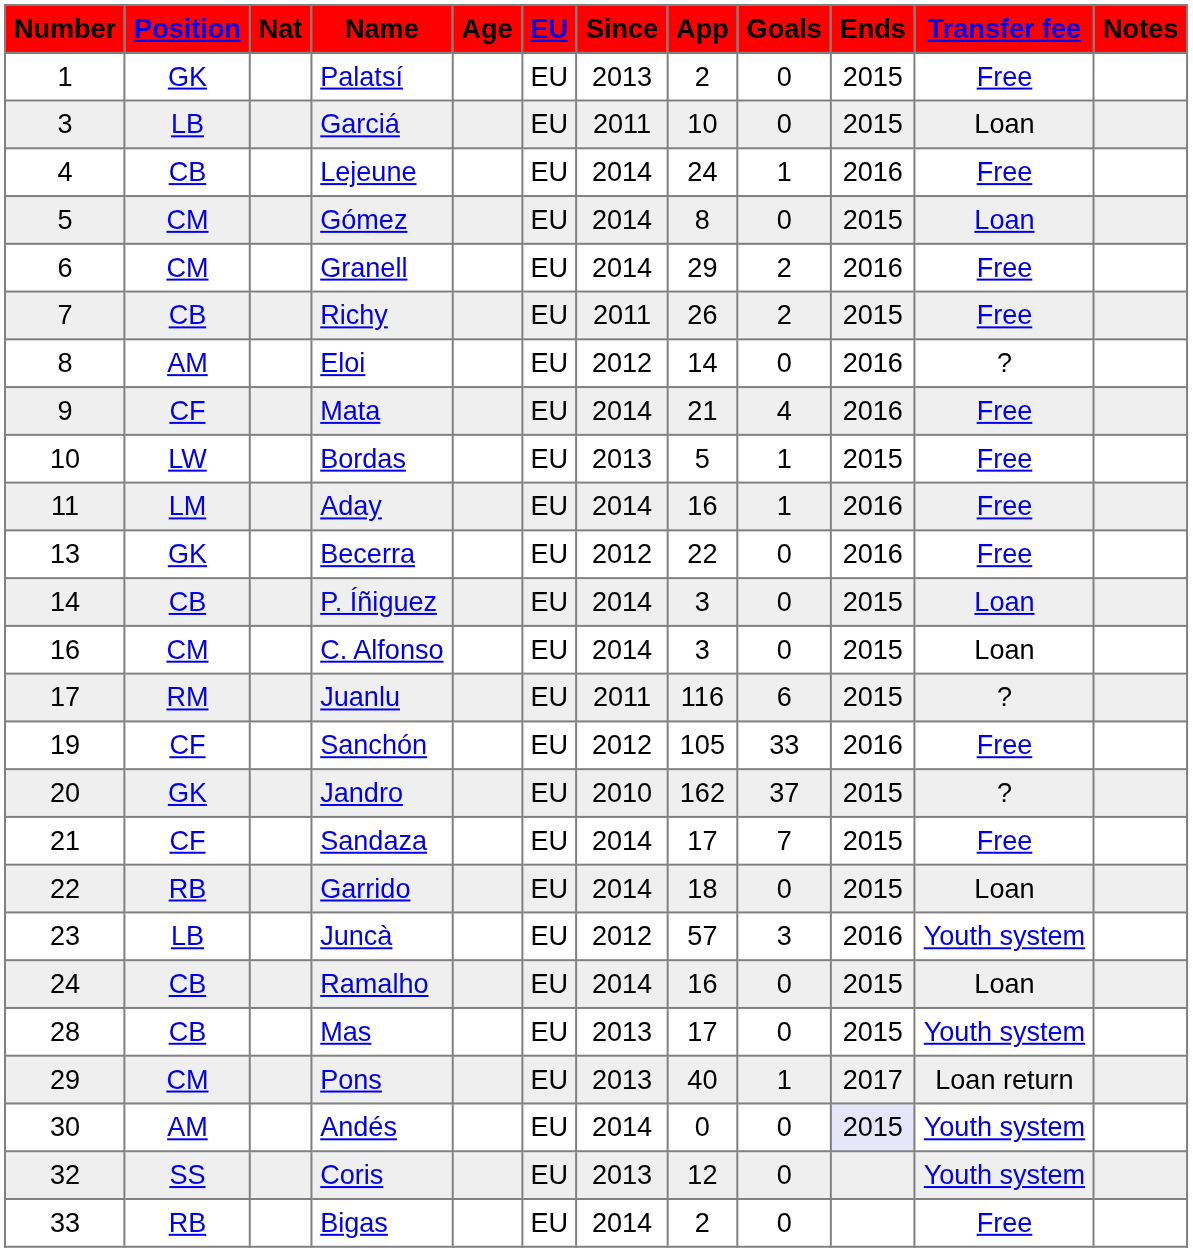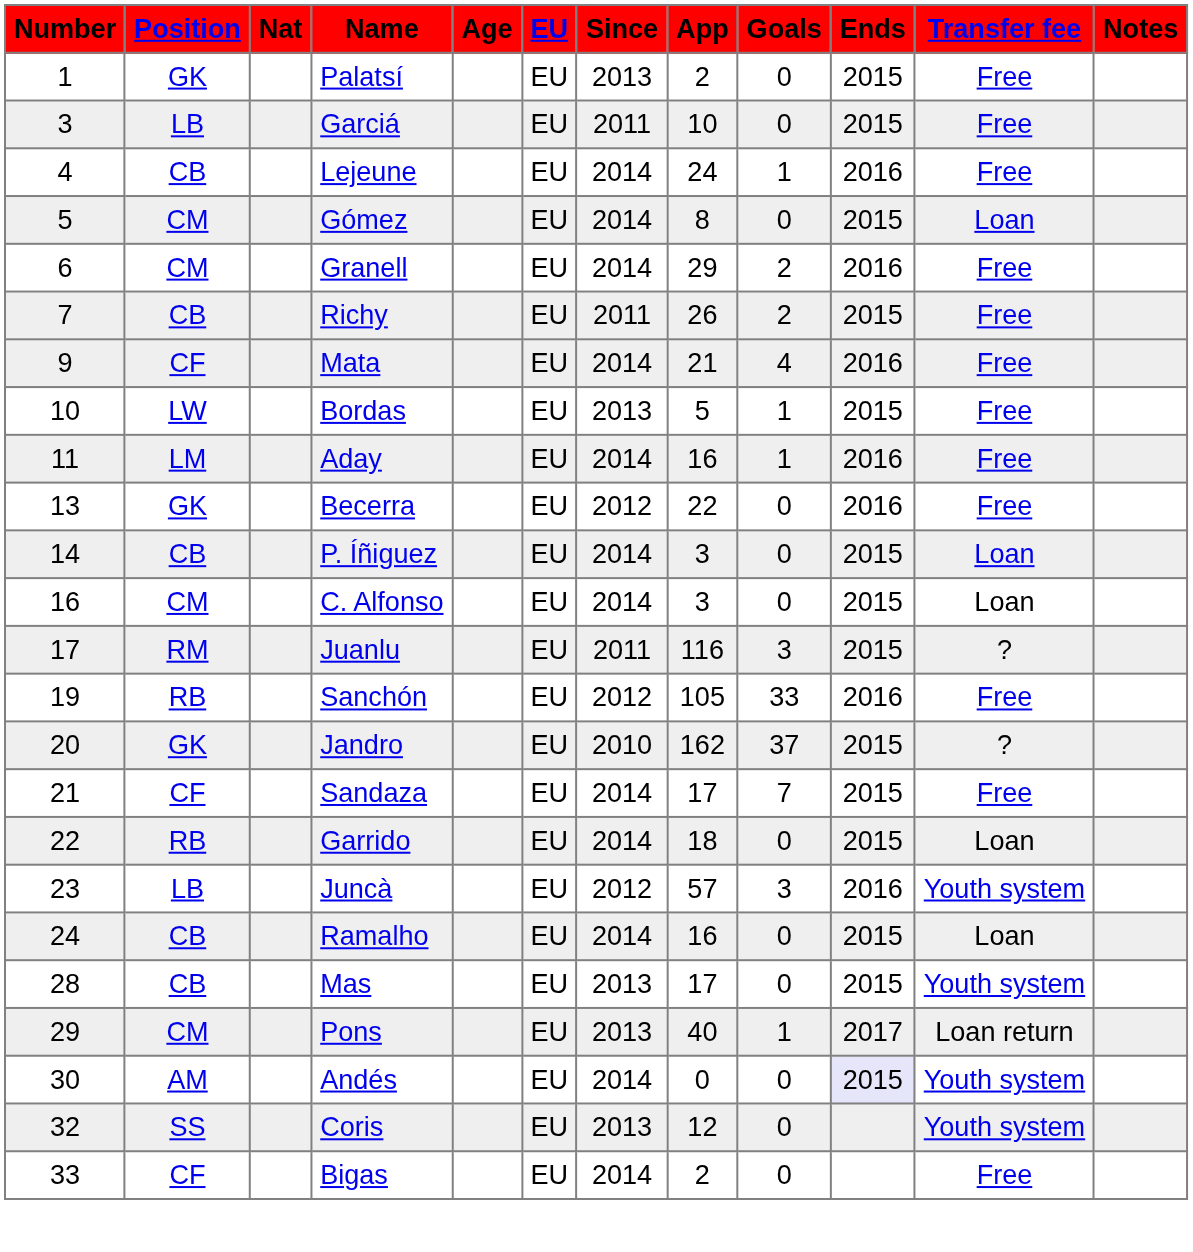(1004, 124) Loan -> (1004, 124) Free
- row: (343, 363)
(784, 698) 6 -> (784, 650) 3
(187, 745) CF -> (187, 698) RB
(187, 1223) RB -> (187, 1175) CF
